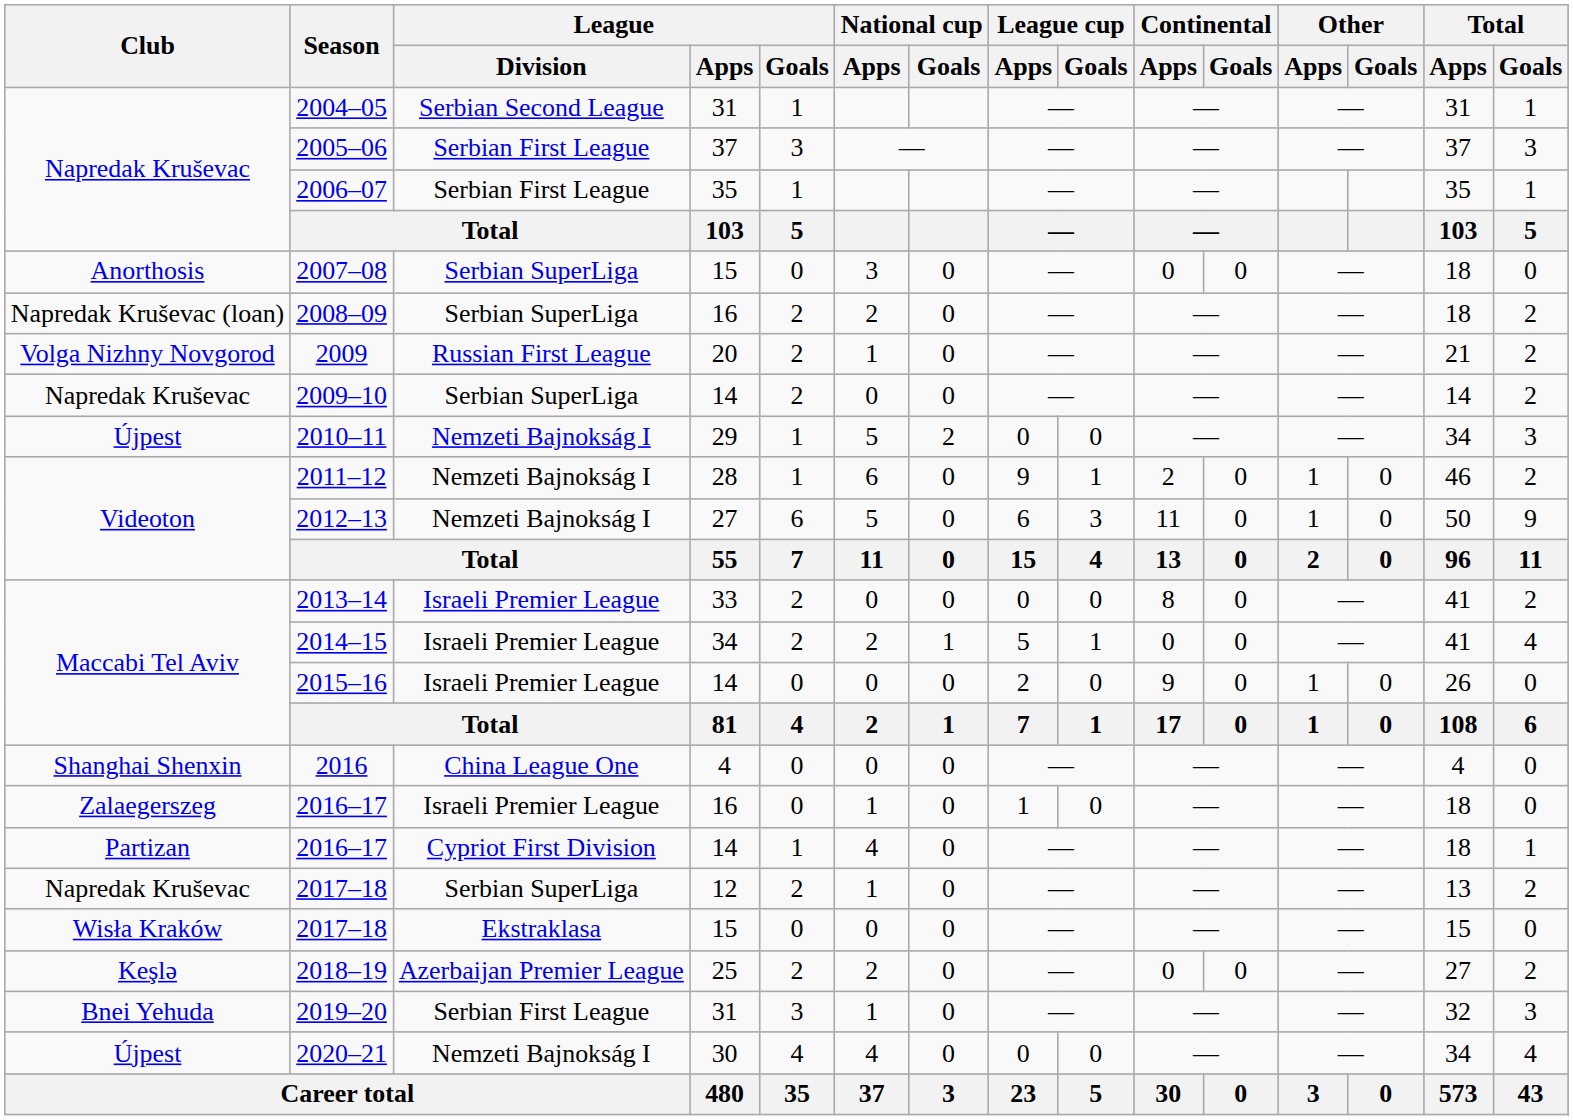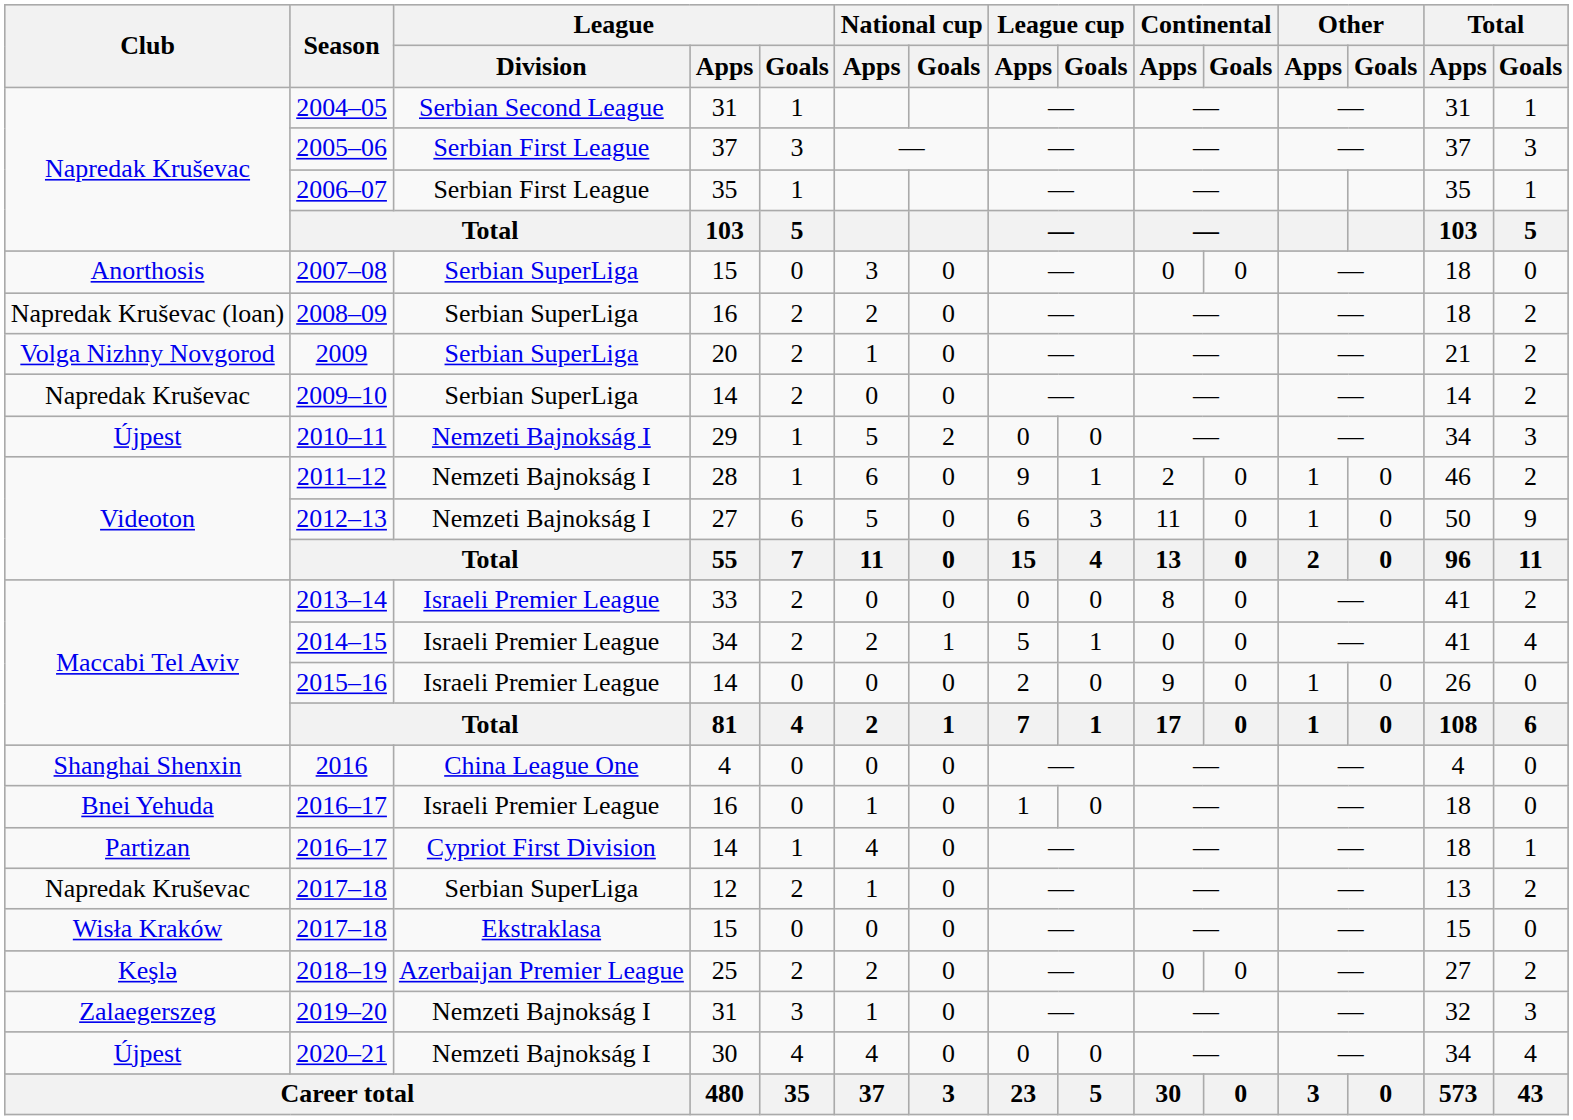(541, 353) Russian First League -> (541, 353) Serbian SuperLiga
(148, 806) Zalaegerszeg -> (148, 806) Bnei Yehuda
(148, 1011) Bnei Yehuda -> (148, 1011) Zalaegerszeg
(541, 1011) Serbian First League -> (541, 1011) Nemzeti Bajnokság I
